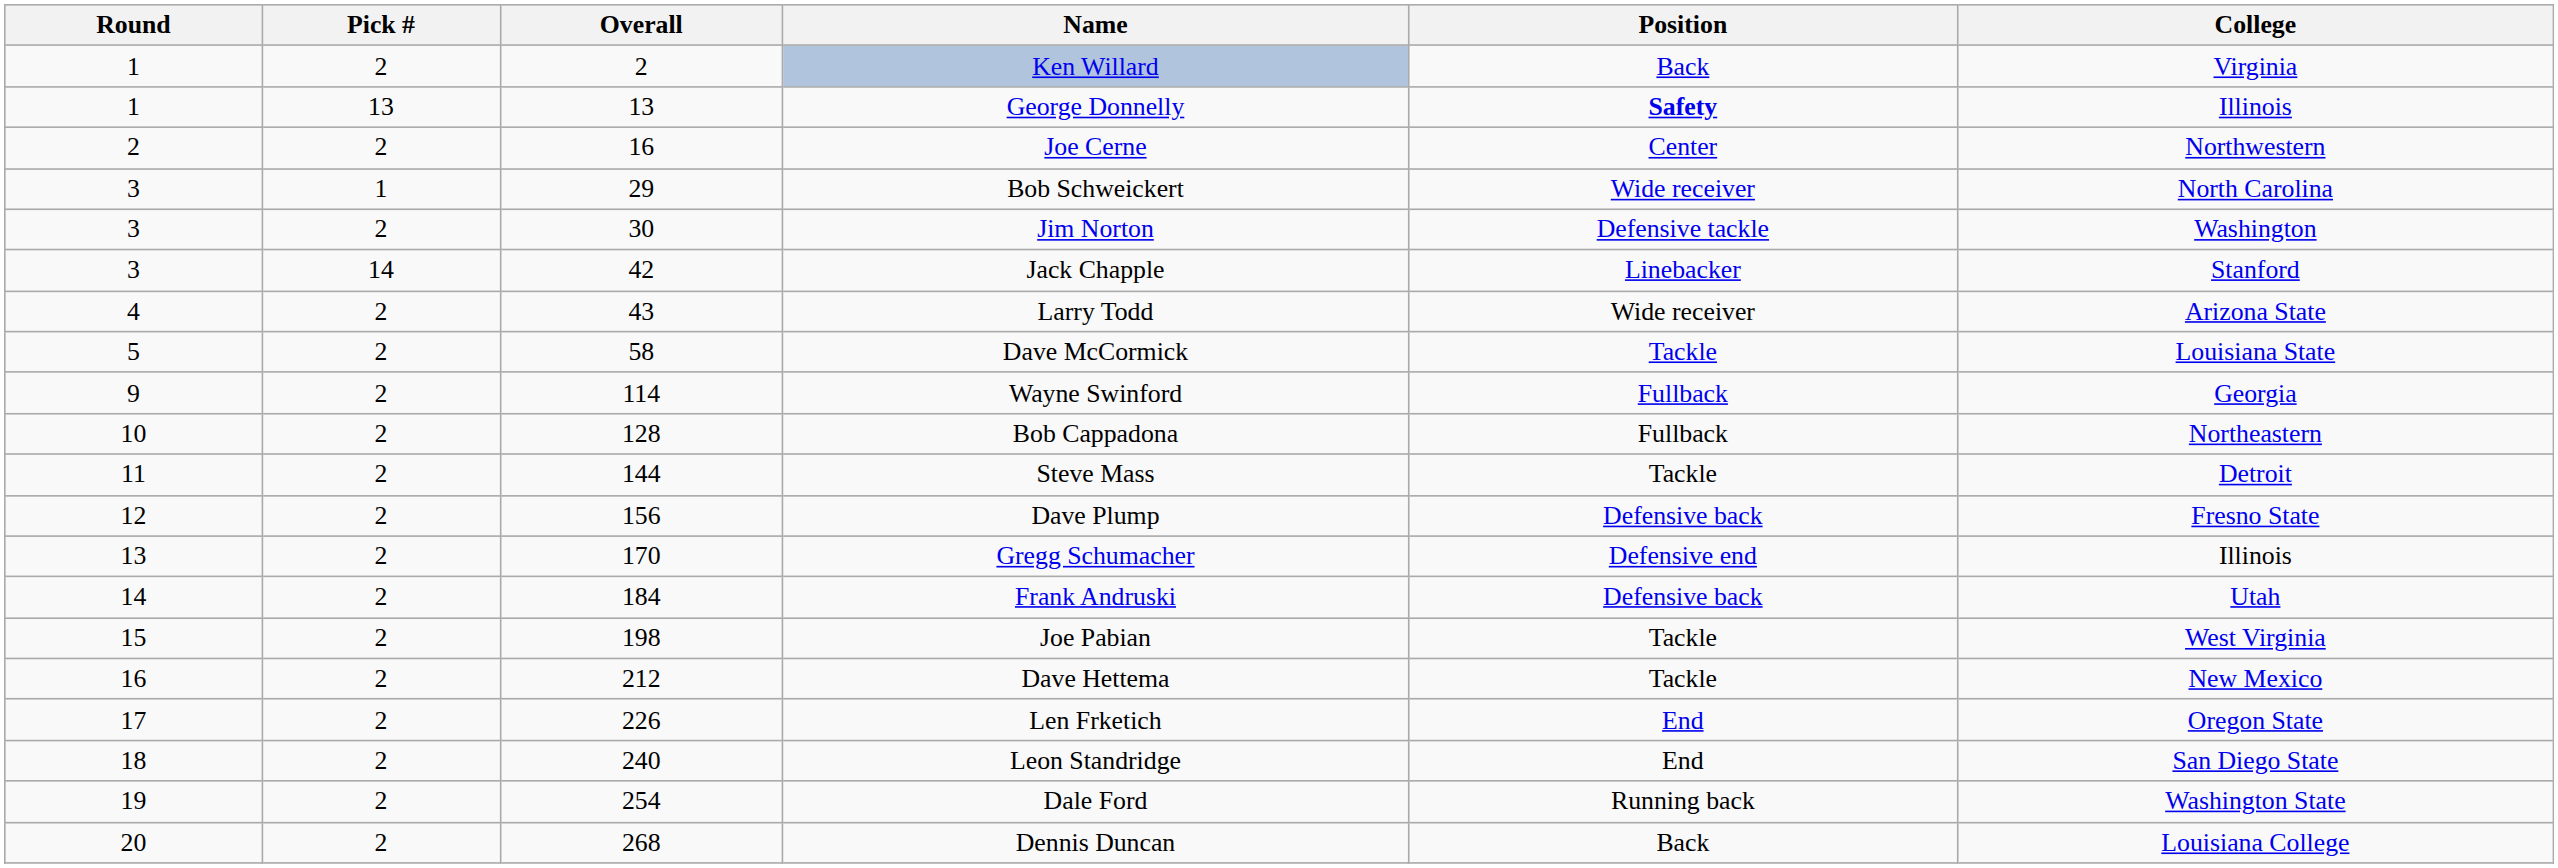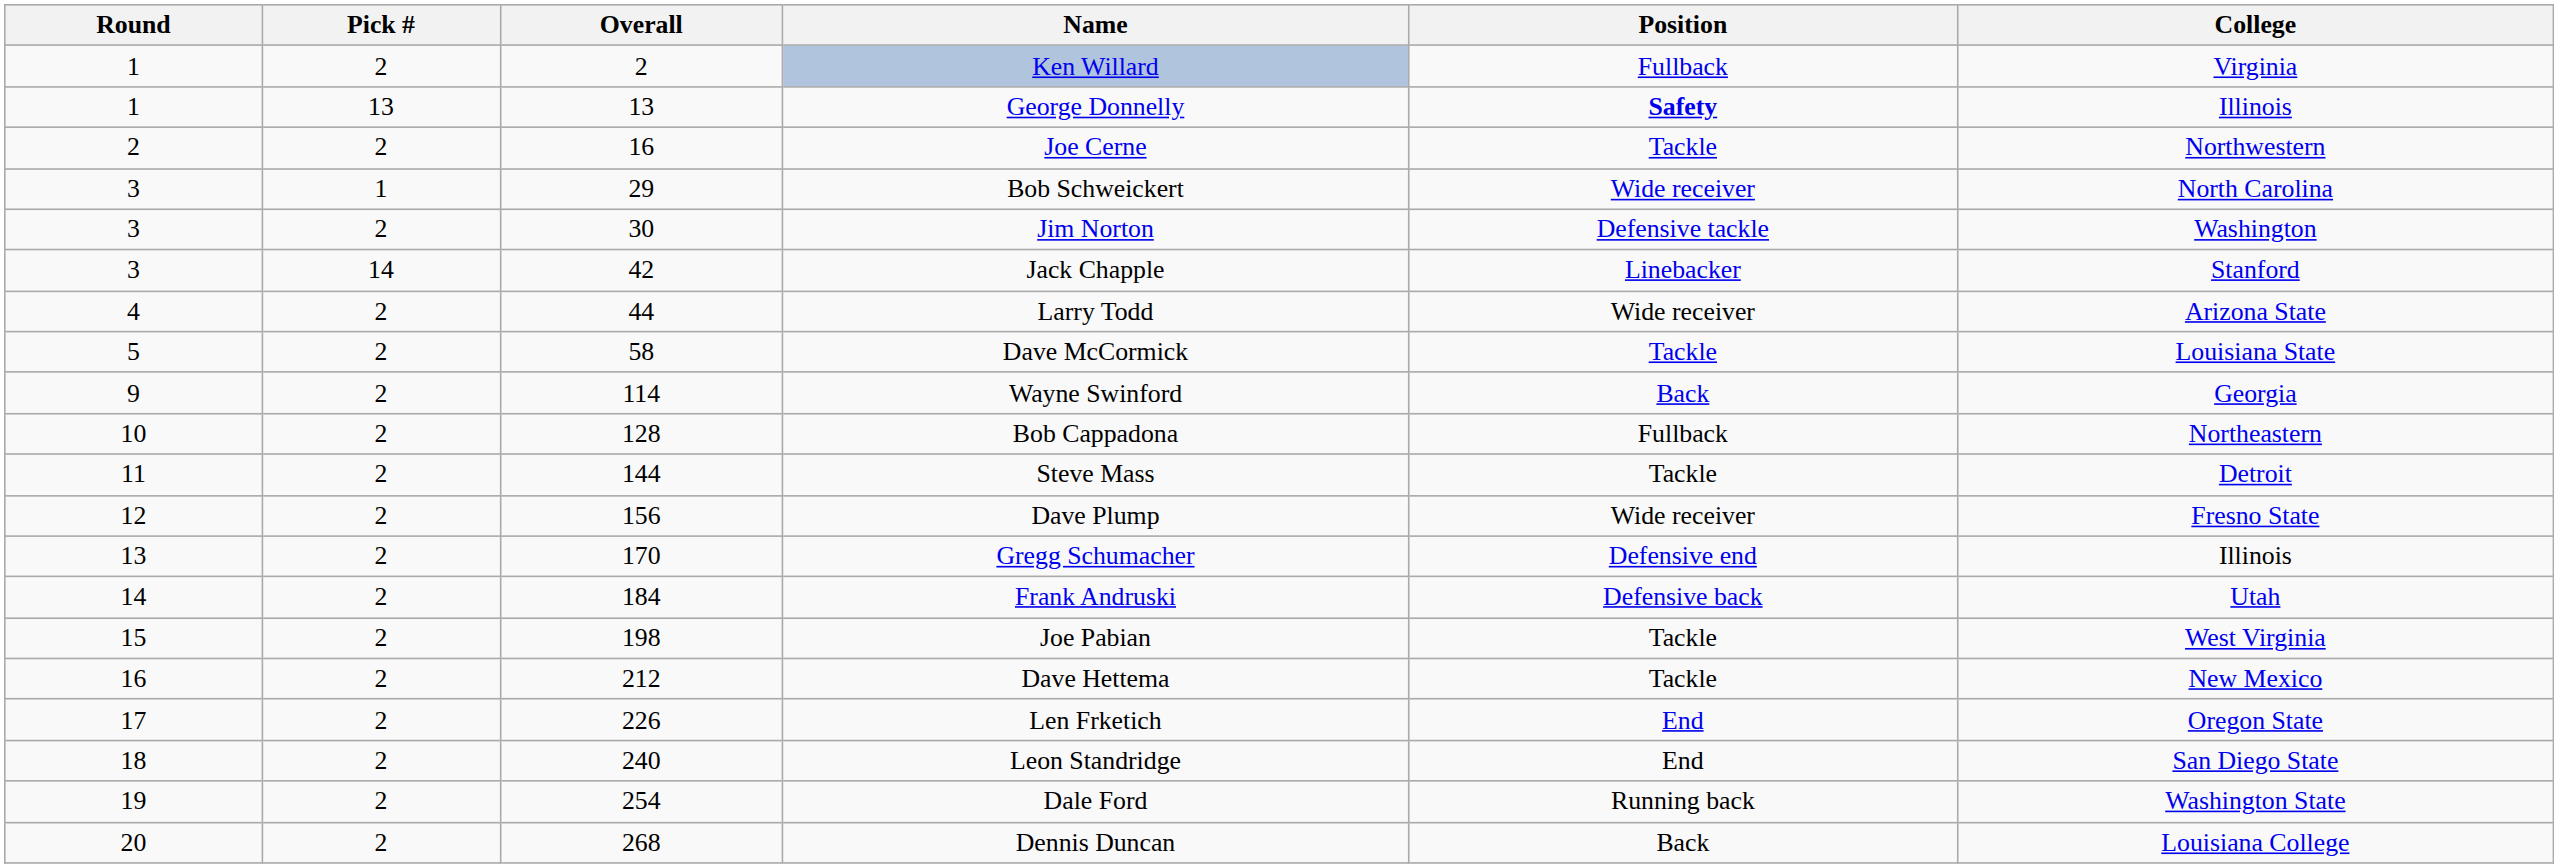(1683, 65) Back -> (1683, 65) Fullback
(1683, 147) Center -> (1683, 147) Tackle
(641, 310) 43 -> (641, 310) 44
(1683, 392) Fullback -> (1683, 392) Back
(1683, 515) Defensive back -> (1683, 515) Wide receiver
